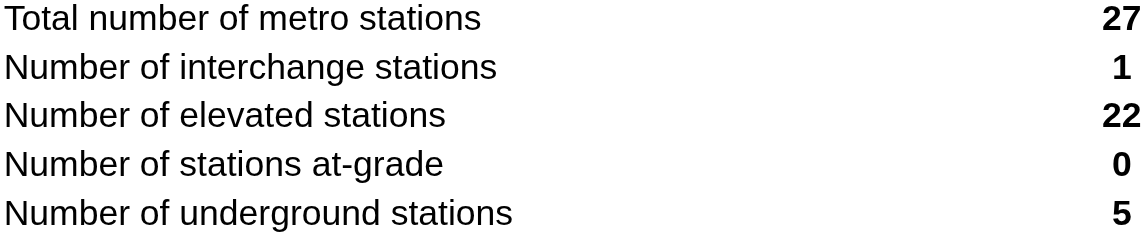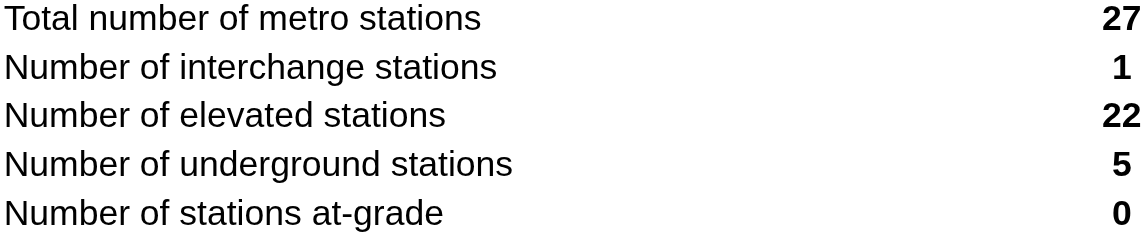rows swapped: (258, 213) <-> (224, 164)
